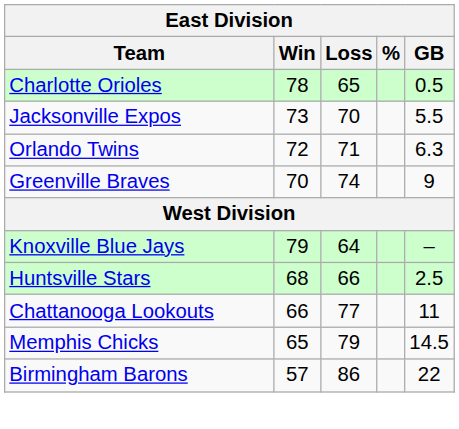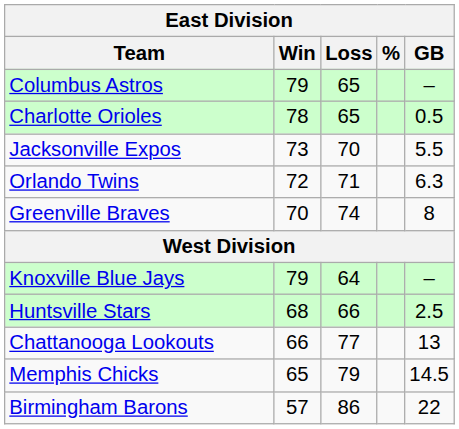+ row: (86, 85)
(429, 181) 9 -> (429, 213) 8
(429, 310) 11 -> (429, 342) 13
